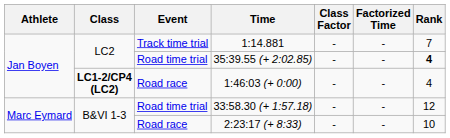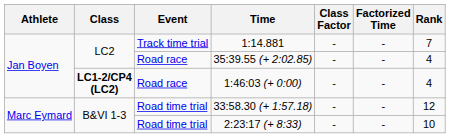(172, 60) Road time trial -> (162, 60) Road race
(429, 60) bold -> (429, 60) normal
(162, 124) Road race -> (172, 124) Road time trial
